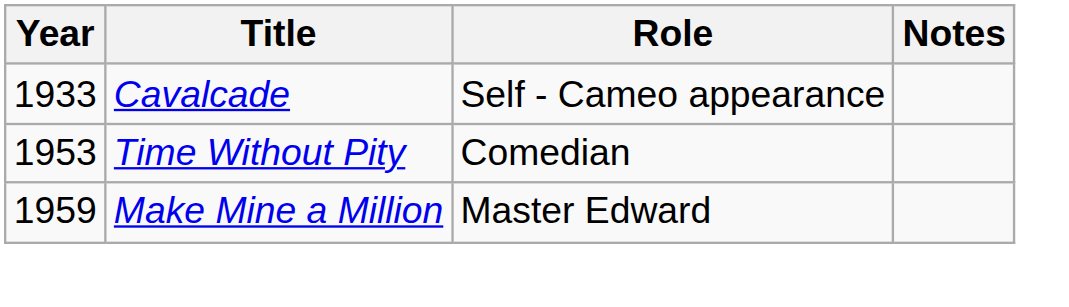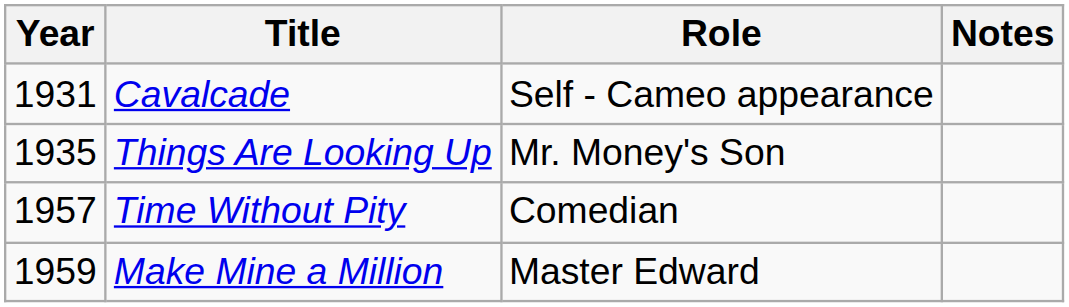(55, 93) 1933 -> (55, 93) 1931
+ row: (303, 152)
(55, 152) 1953 -> (55, 211) 1957
